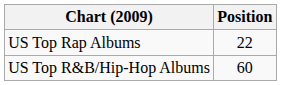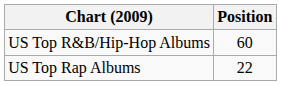rows swapped: (109, 67) <-> (74, 42)
